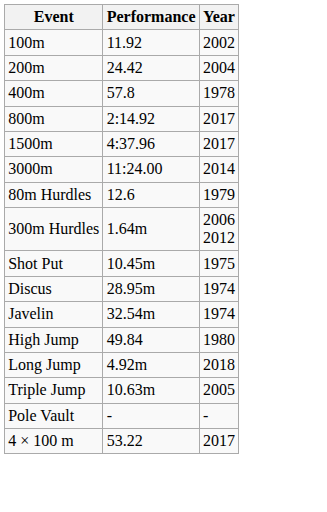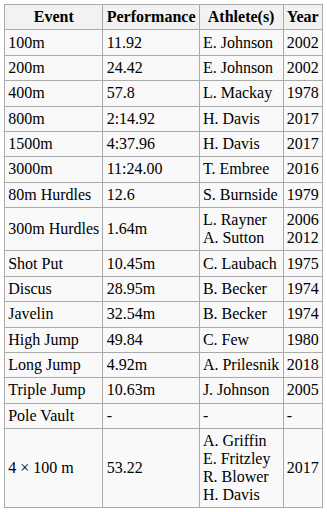+ column: (241, 17)
(219, 67) 2004 -> (303, 67) 2002
(219, 169) 2014 -> (303, 169) 2016
